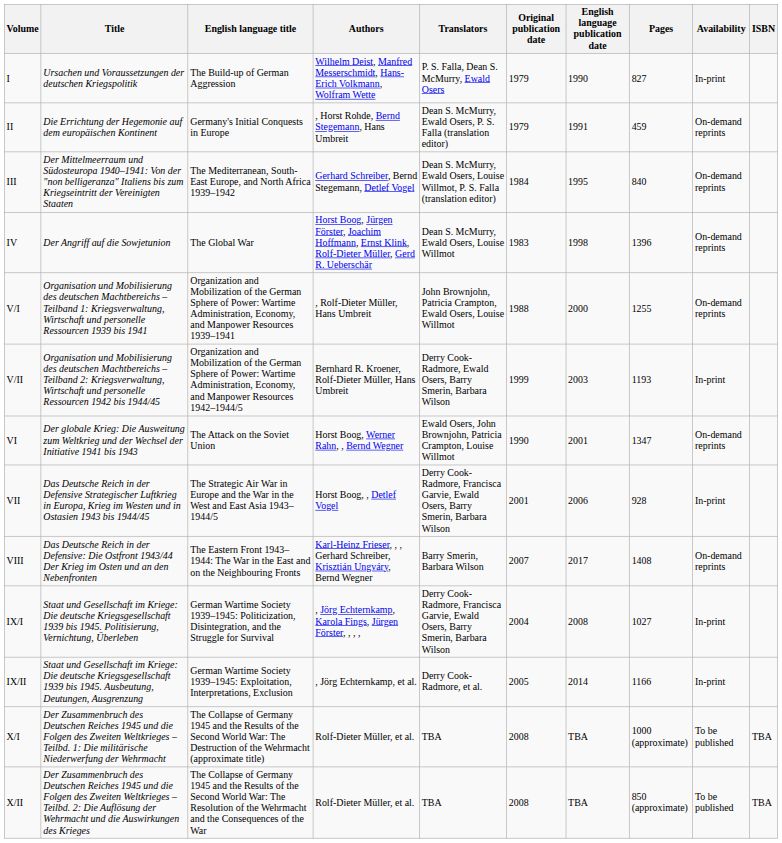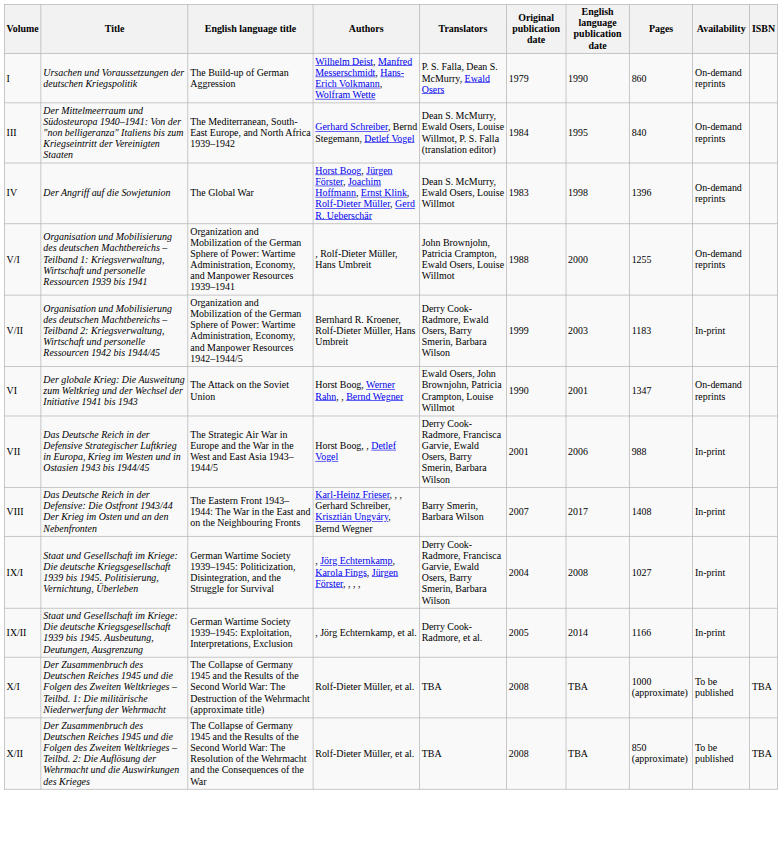(639, 78) 827 -> (639, 78) 860
(710, 78) In-print -> (718, 78) On-demand reprints
- row: (10, 127)
(641, 380) 1193 -> (641, 330) 1183
(639, 500) 928 -> (639, 451) 988
(718, 561) On-demand reprints -> (710, 512) In-print
